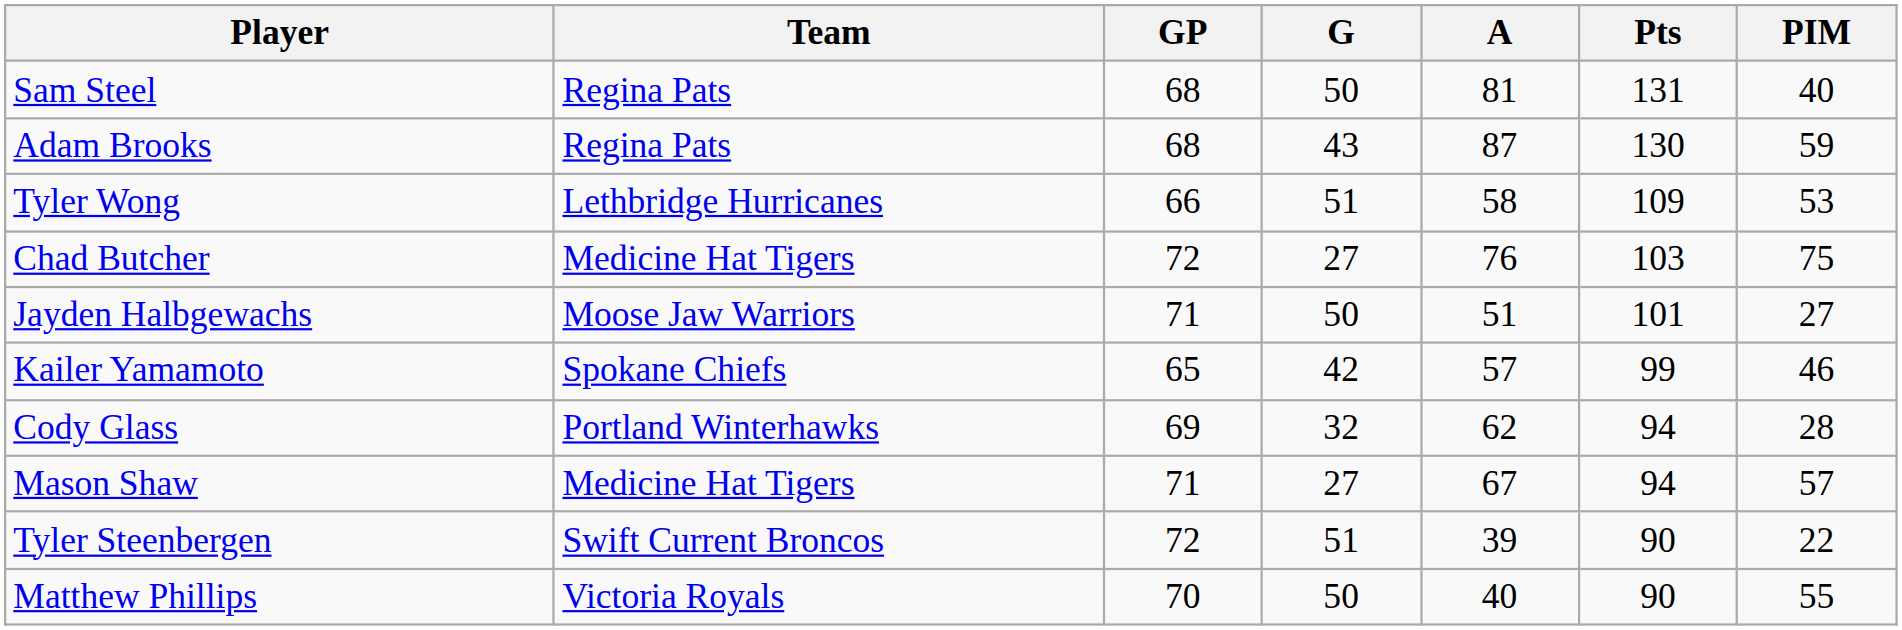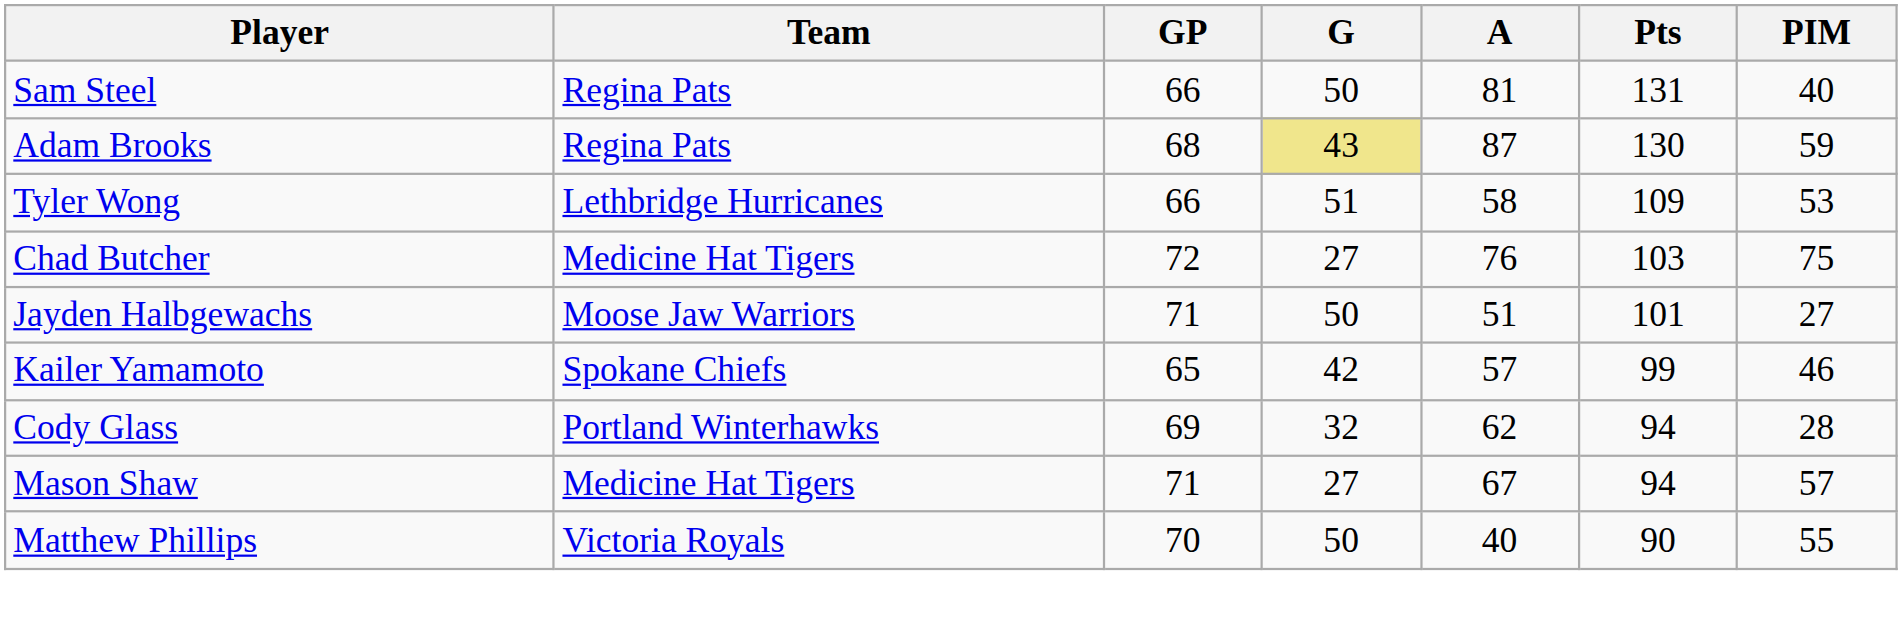(1183, 88) 68 -> (1183, 88) 66
(1341, 145) no background -> (1341, 145) khaki background
- row: (142, 539)
